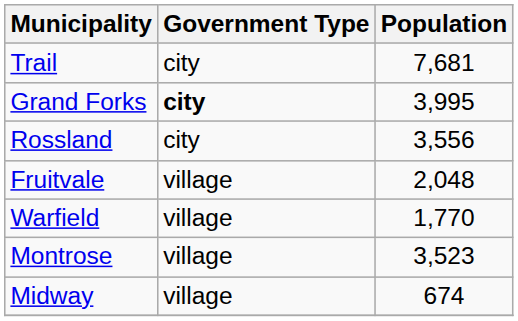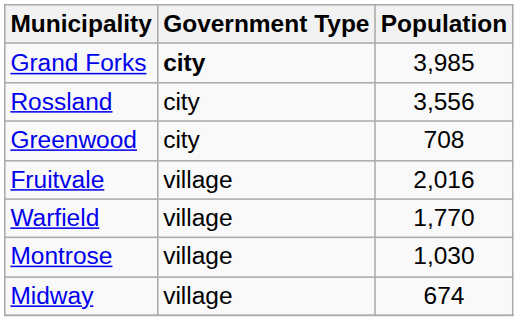- row: (34, 62)
(444, 101) 3,995 -> (444, 62) 3,985
+ row: (74, 140)
(444, 179) 2,048 -> (444, 179) 2,016
(444, 256) 3,523 -> (444, 256) 1,030
